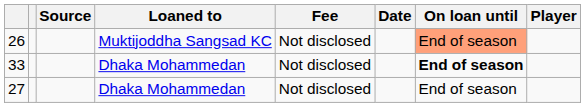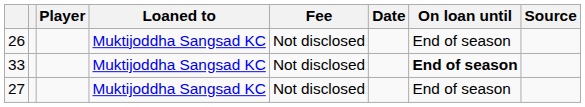columns swapped: (554, 16) <-> (65, 16)
(468, 41) lightsalmon background -> (462, 41) no background
(172, 65) Dhaka Mohammedan -> (179, 65) Muktijoddha Sangsad KC
(172, 89) Dhaka Mohammedan -> (179, 89) Muktijoddha Sangsad KC
